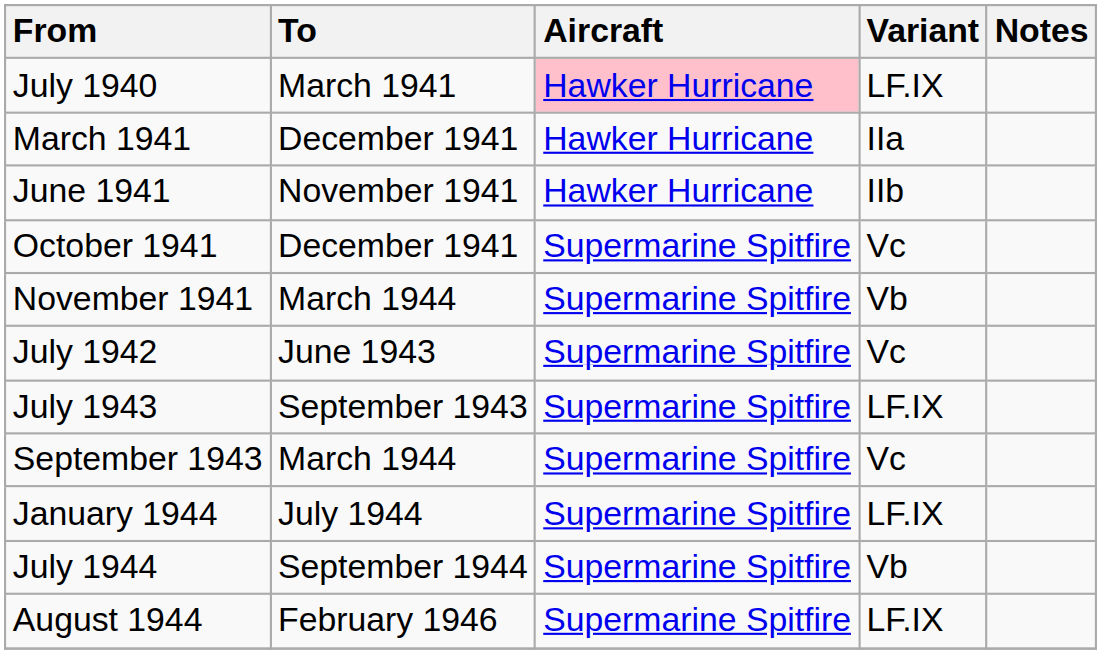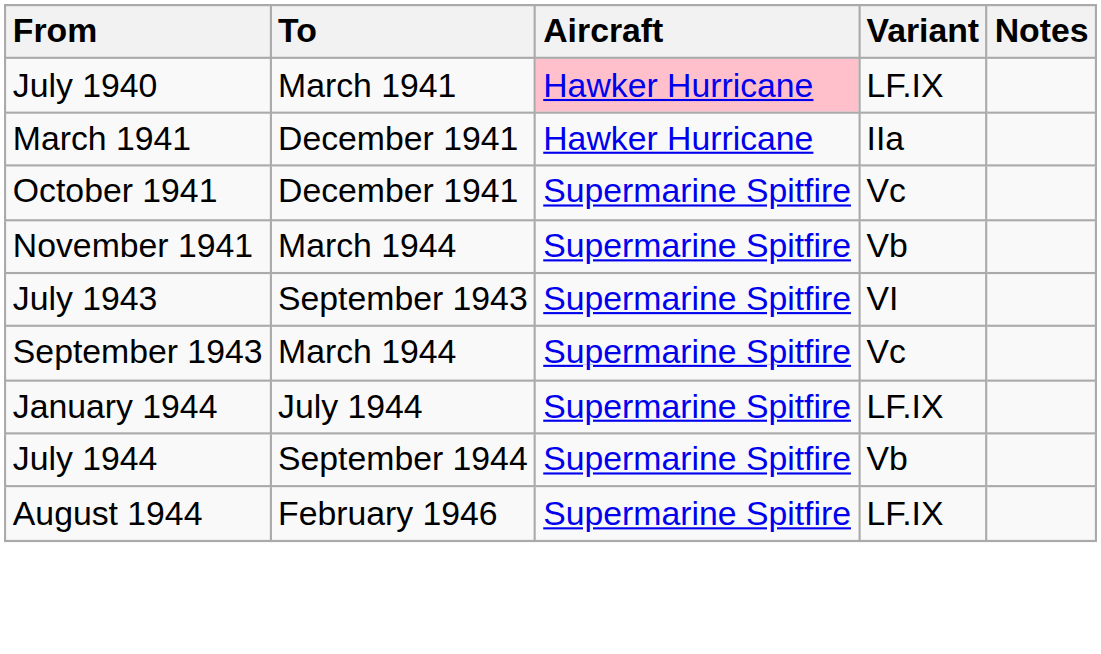- row: (92, 191)
- row: (85, 352)
(905, 406) LF.IX -> (882, 298) VI
